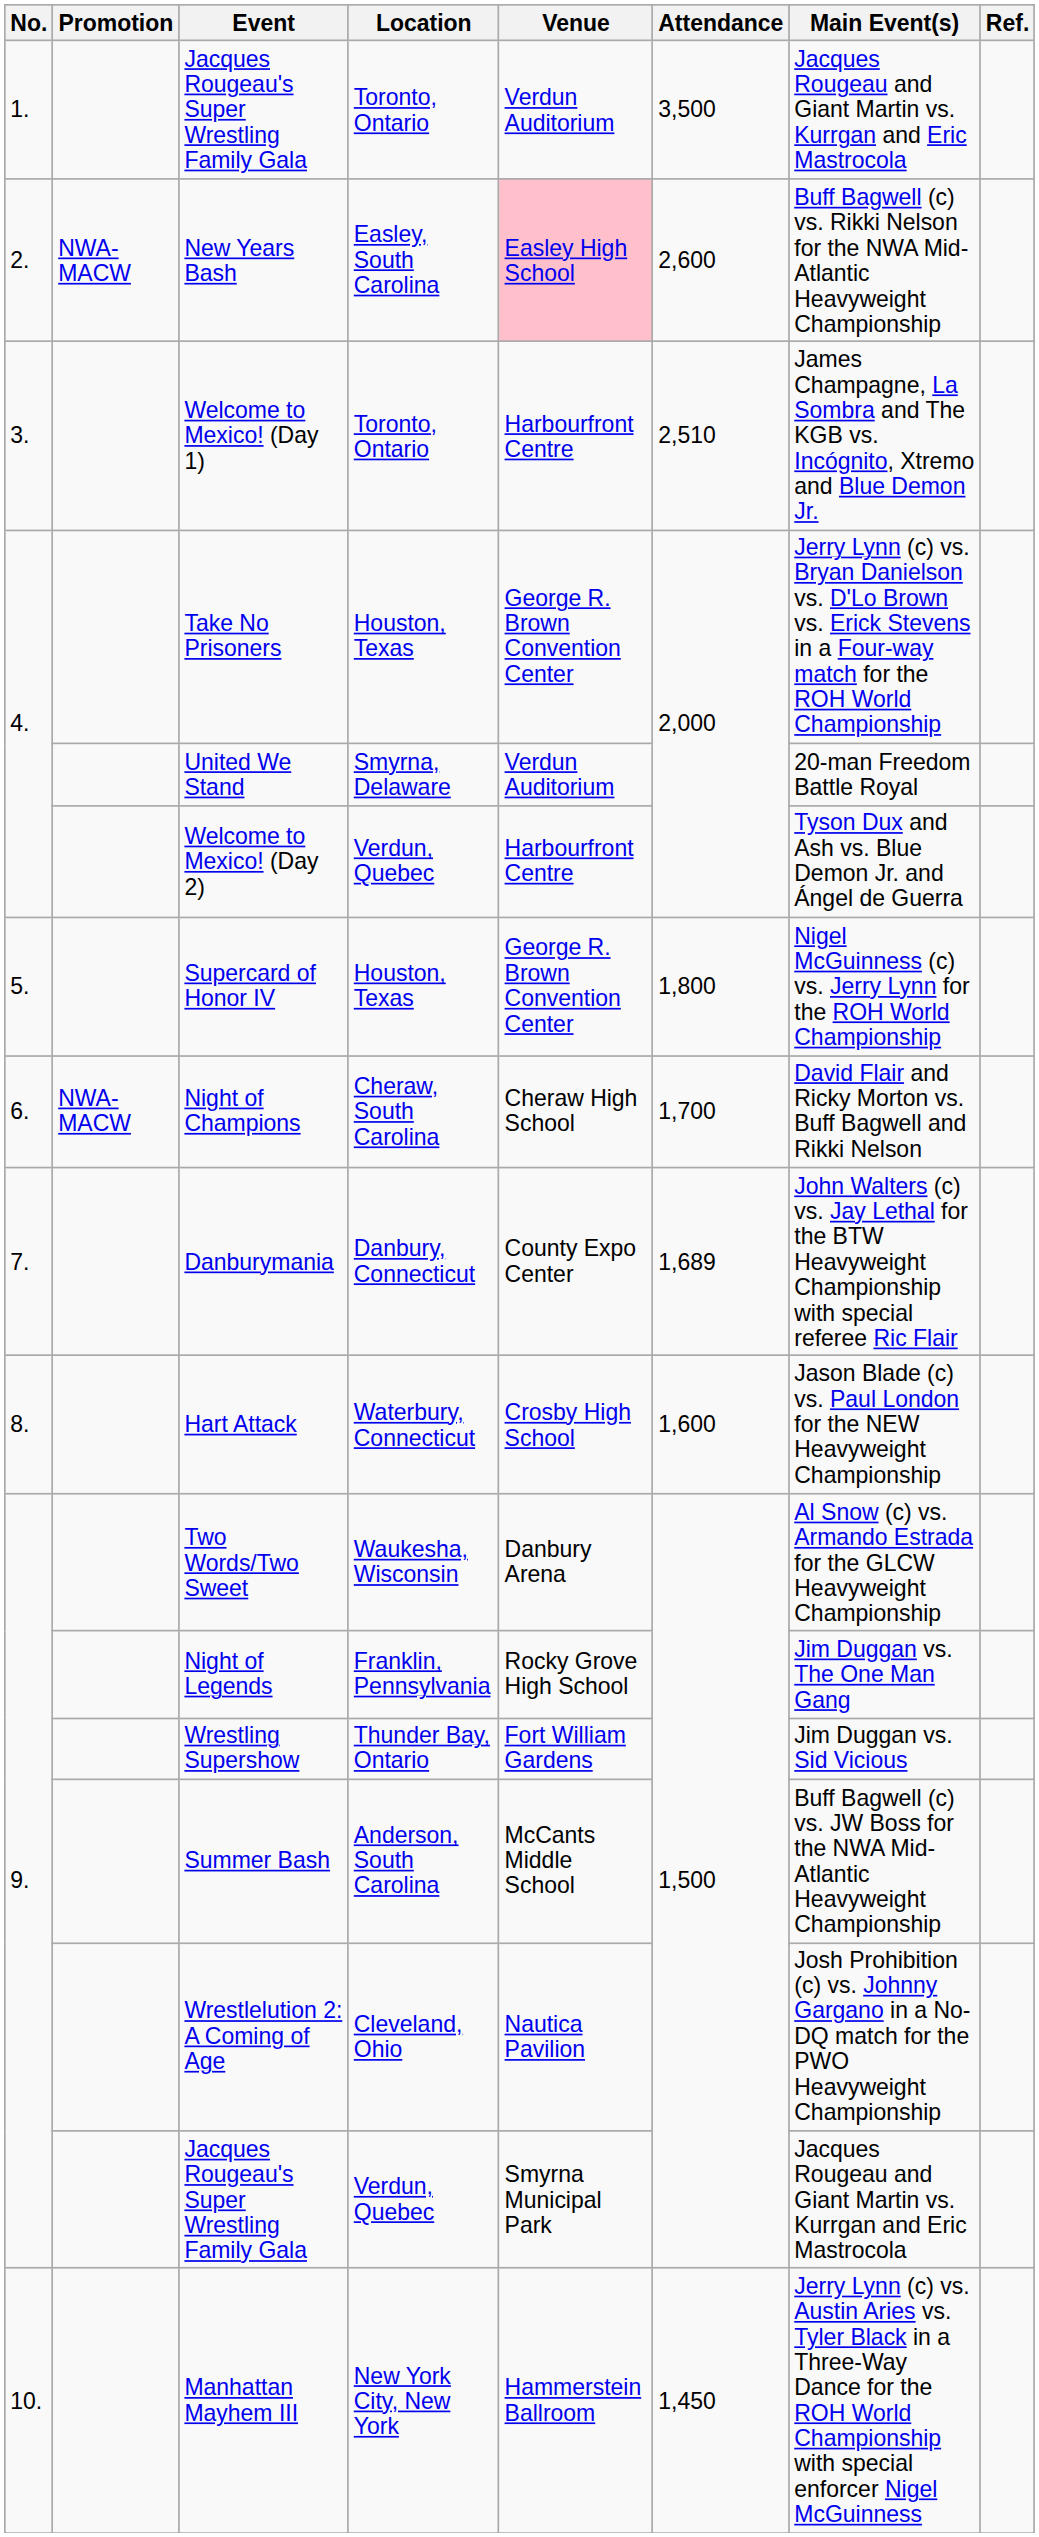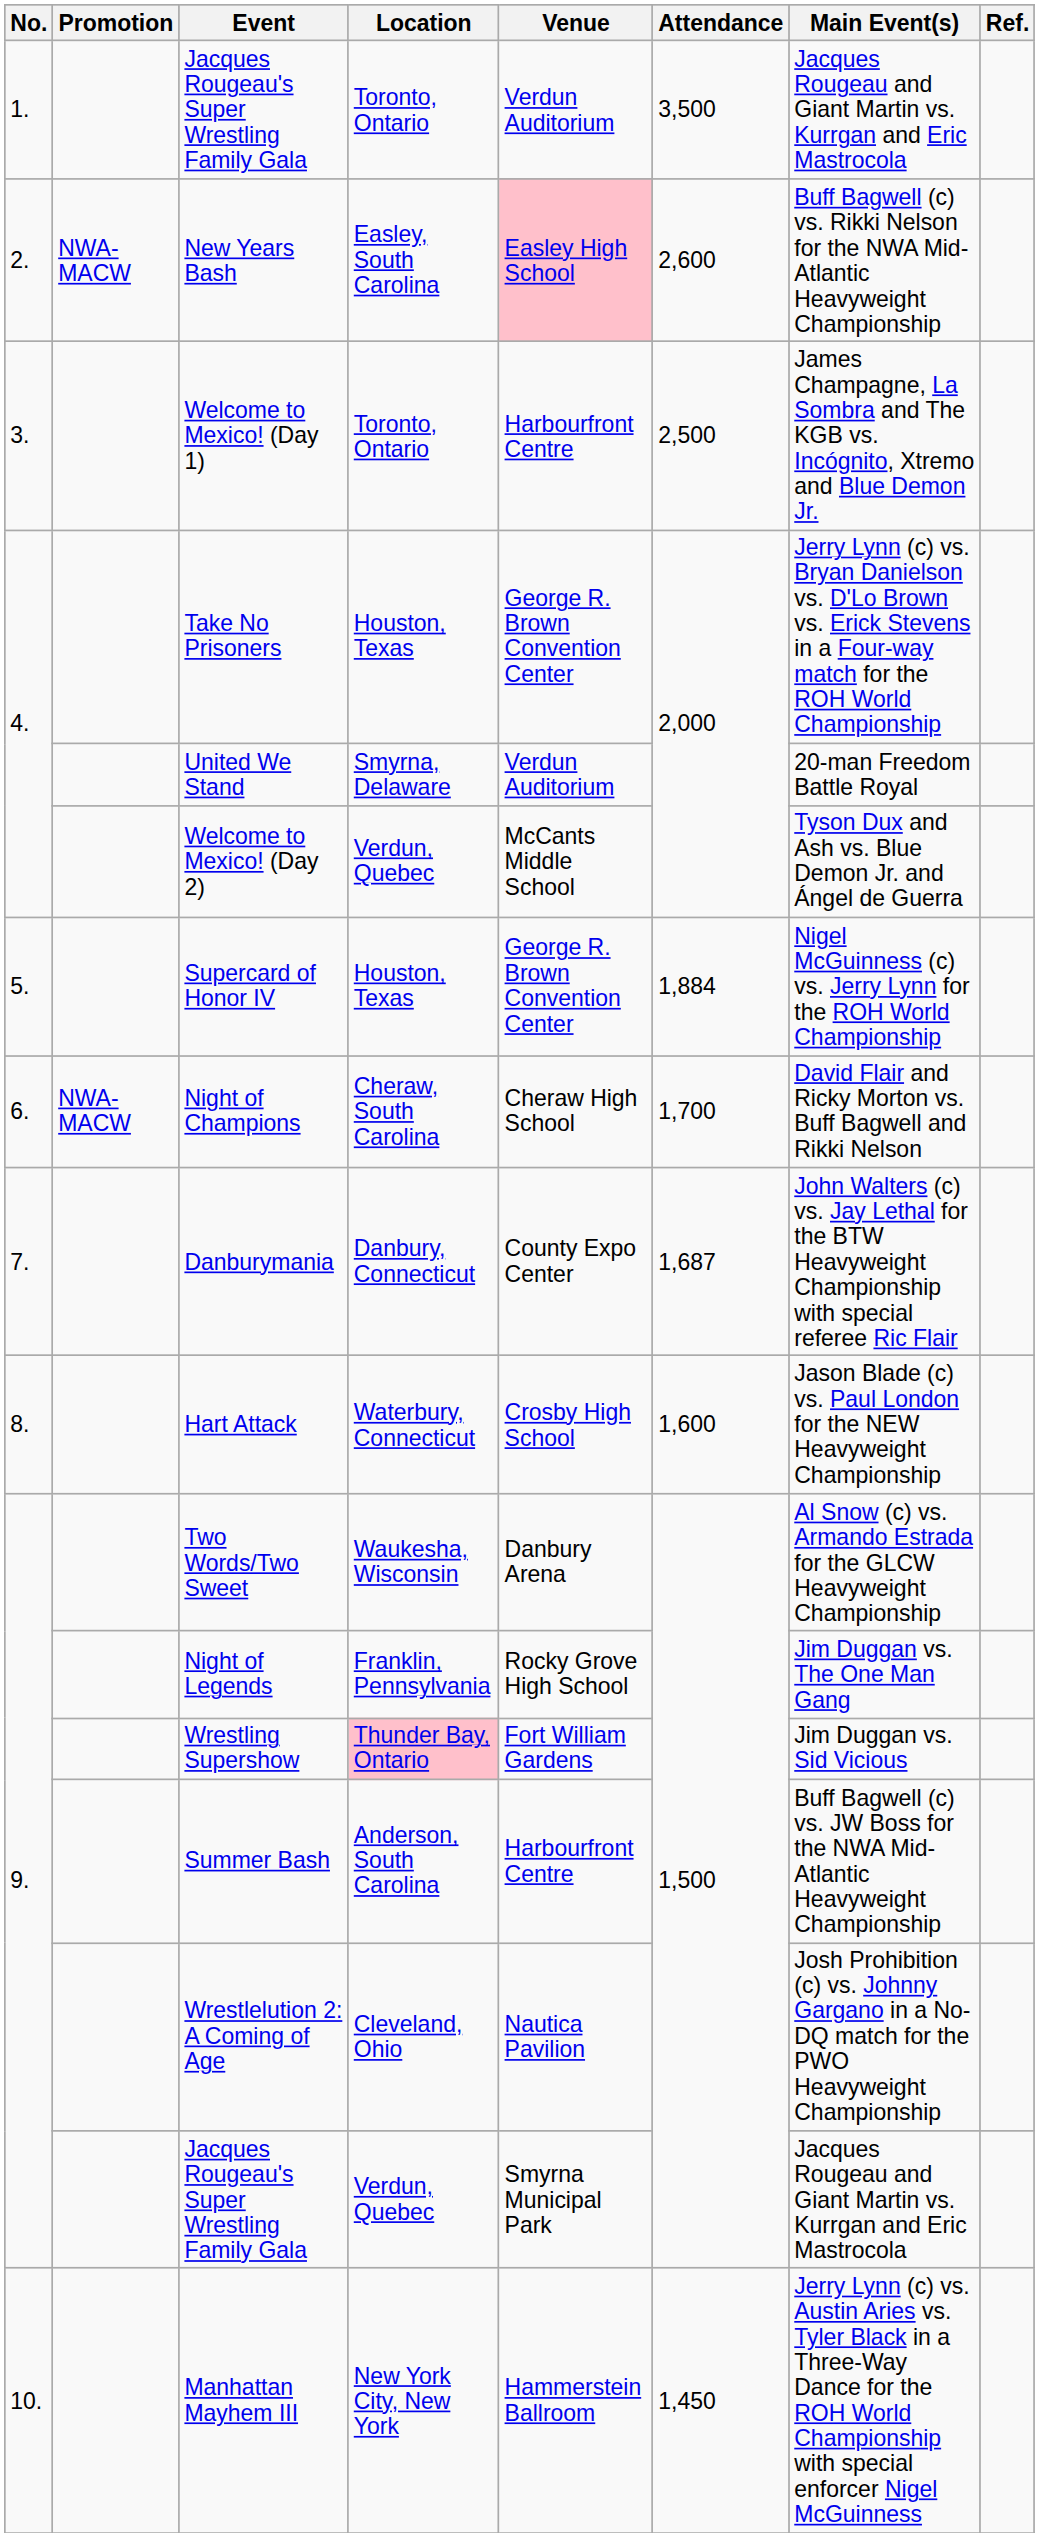(687, 435) 2,510 -> (687, 435) 2,500
(569, 861) Harbourfront Centre -> (550, 861) McCants Middle School
(687, 986) 1,800 -> (687, 986) 1,884
(687, 1261) 1,689 -> (687, 1261) 1,687
(422, 1748) no background -> (422, 1748) pink background
(550, 1861) McCants Middle School -> (569, 1861) Harbourfront Centre
